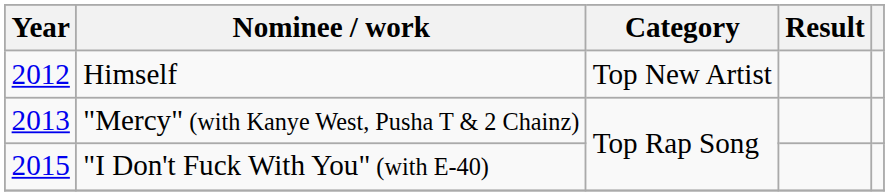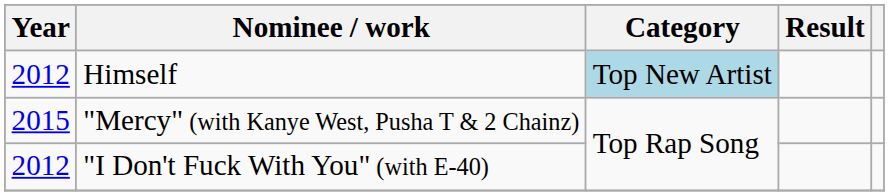(682, 73) no background -> (682, 73) lightblue background
(41, 119) 2013 -> (41, 119) 2015
(41, 166) 2015 -> (41, 166) 2012
